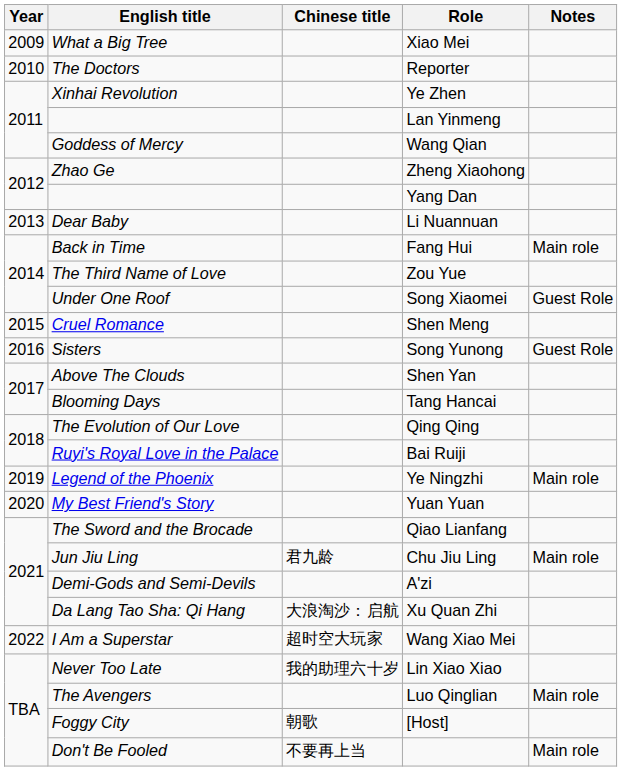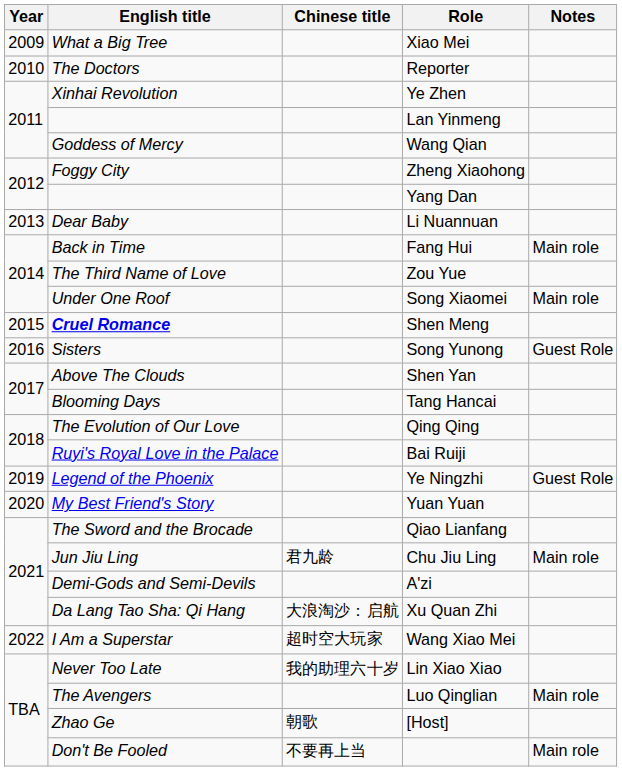(83, 171) Zhao Ge -> (90, 171) Foggy City
(573, 299) Guest Role -> (566, 299) Main role
(108, 324) normal -> (111, 324) bold
(566, 478) Main role -> (573, 478) Guest Role
(90, 722) Foggy City -> (83, 722) Zhao Ge
